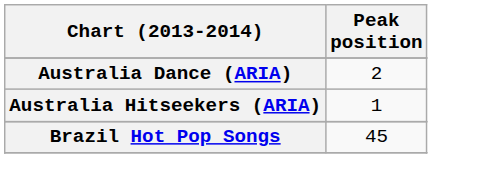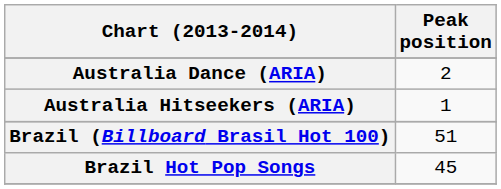+ row: (200, 137)
